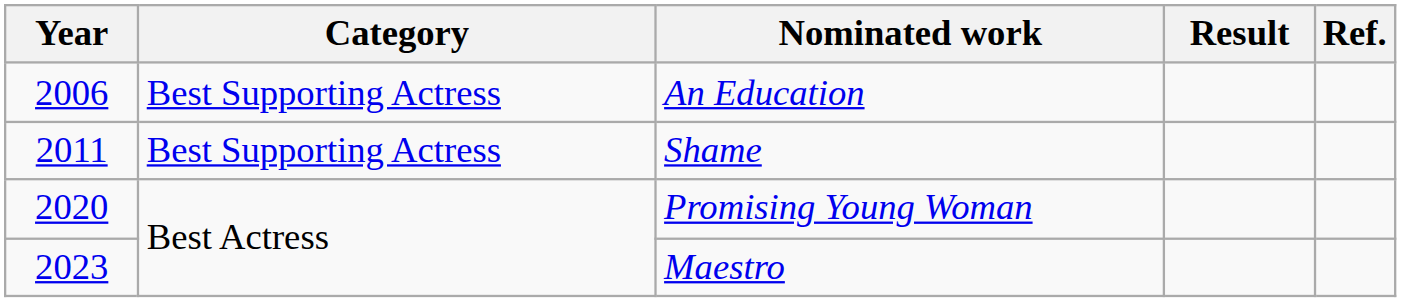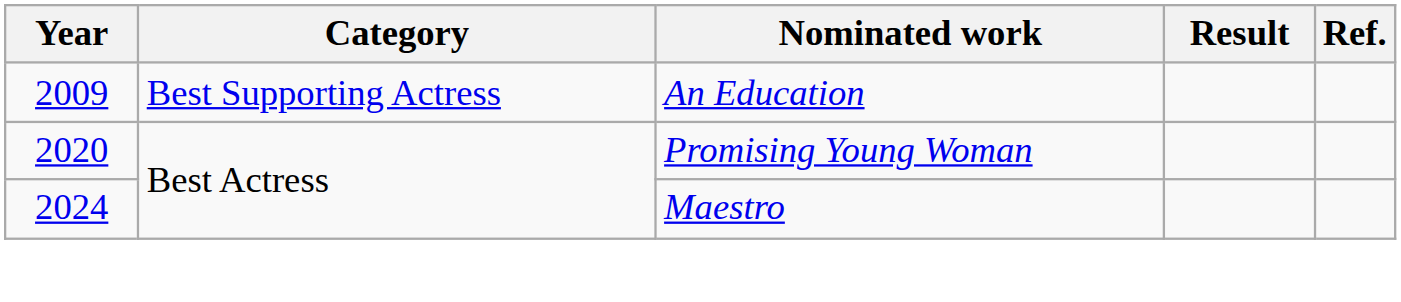(72, 91) 2006 -> (72, 91) 2009
- row: (713, 149)
(72, 265) 2023 -> (72, 207) 2024
